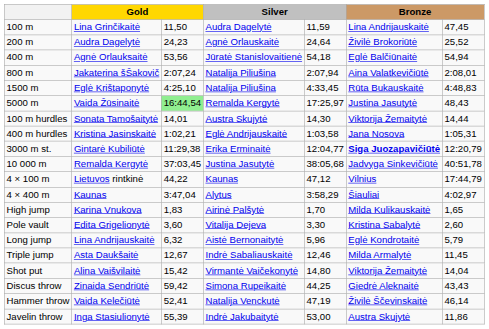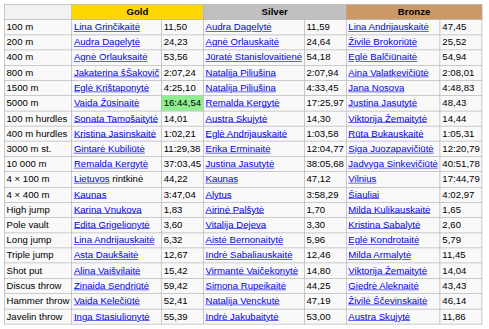(386, 88) Rūta Bukauskaitė -> (376, 88) Jana Nosova
(376, 133) Jana Nosova -> (386, 133) Rūta Bukauskaitė
(394, 149) bold -> (391, 149) normal
